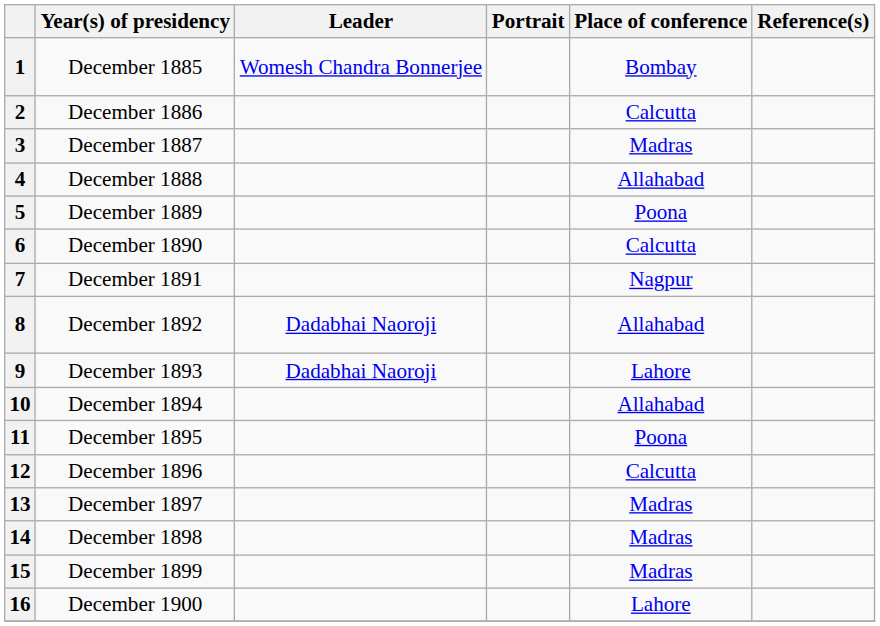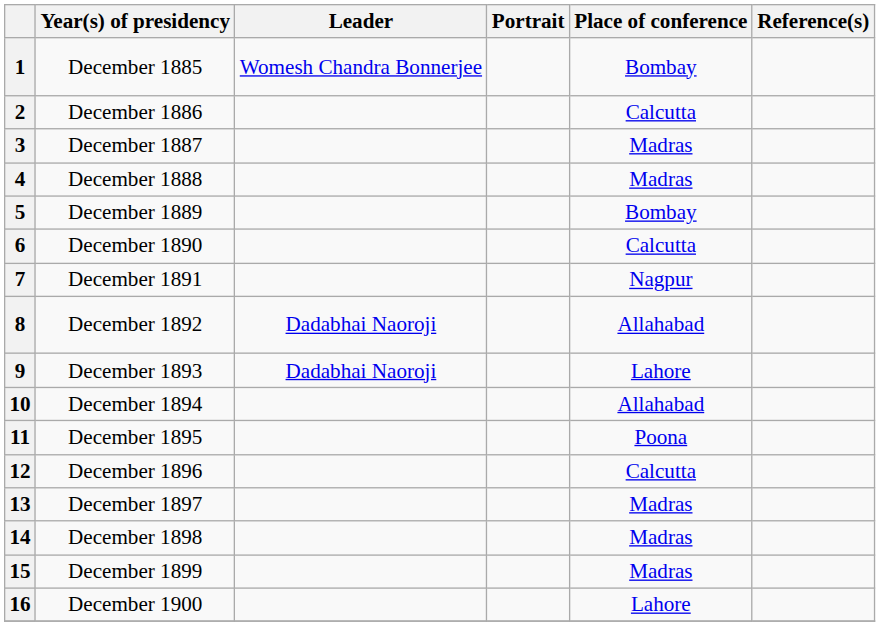(661, 178) Allahabad -> (661, 178) Madras
(661, 212) Poona -> (661, 212) Bombay
